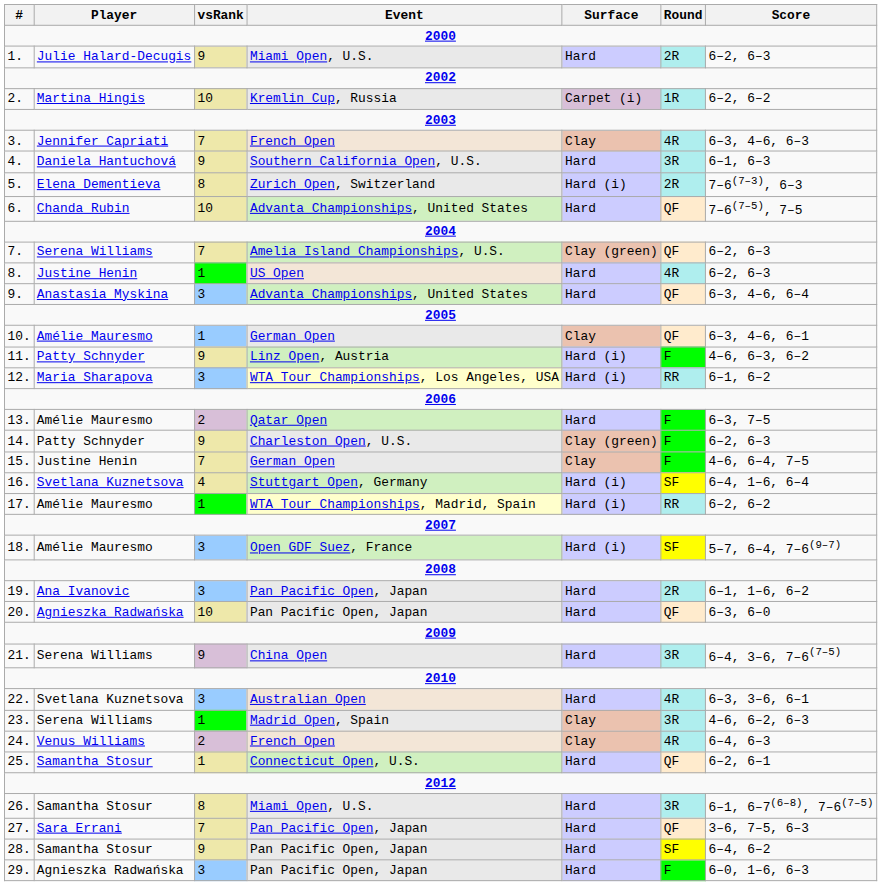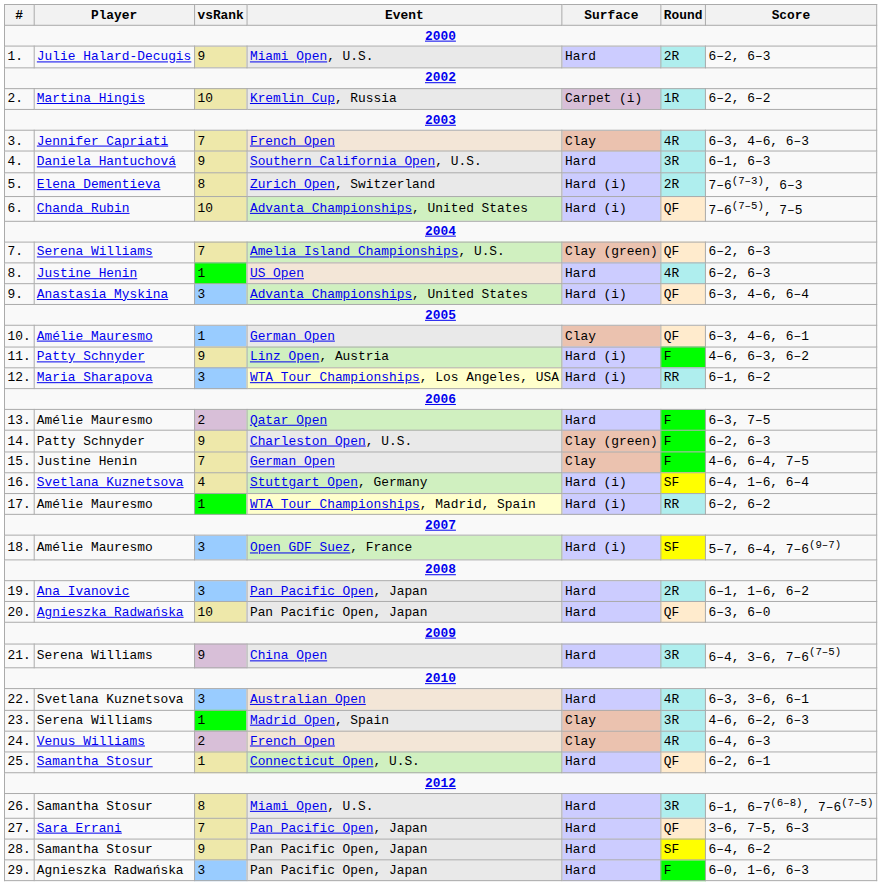(580, 209) Hard -> (596, 209) Hard (i)
(580, 294) Hard -> (596, 294) Hard (i)
